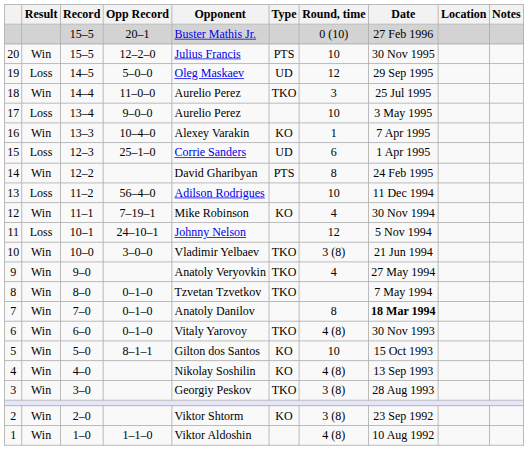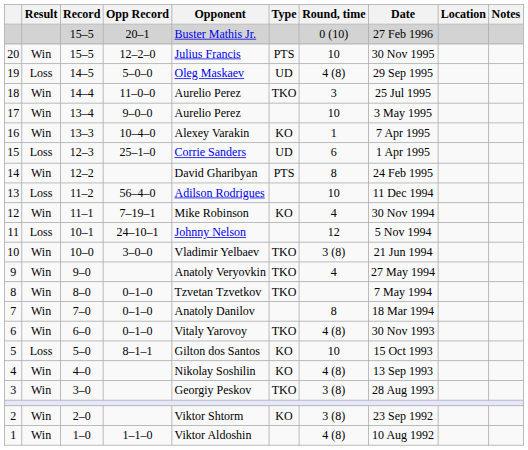(334, 73) 12 -> (334, 73) 4 (8)
(41, 113) Loss -> (41, 113) Win
(403, 311) bold -> (403, 311) normal
(41, 351) Win -> (41, 351) Loss
